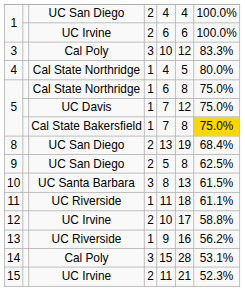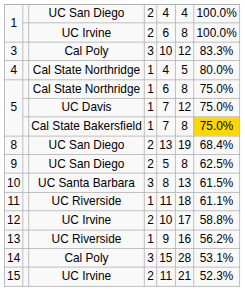(184, 32) 6 -> (184, 32) 8
